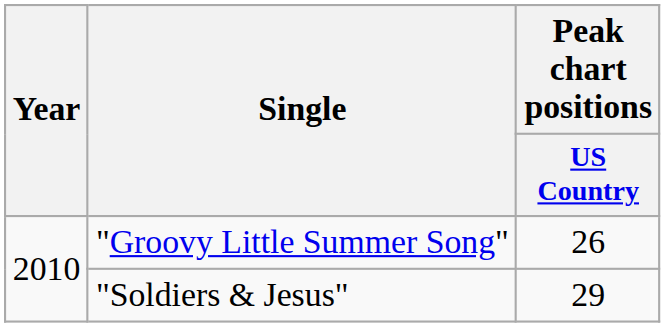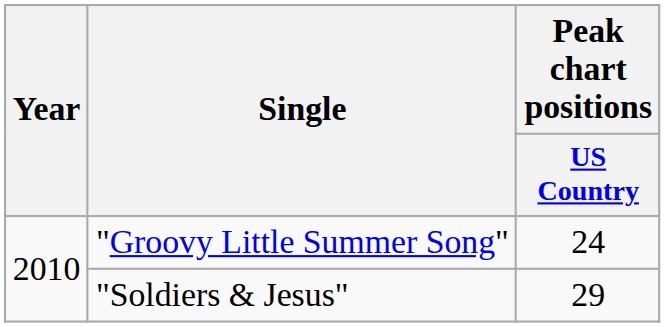(588, 241) 26 -> (588, 241) 24
